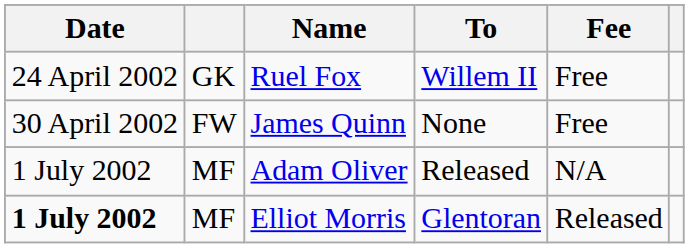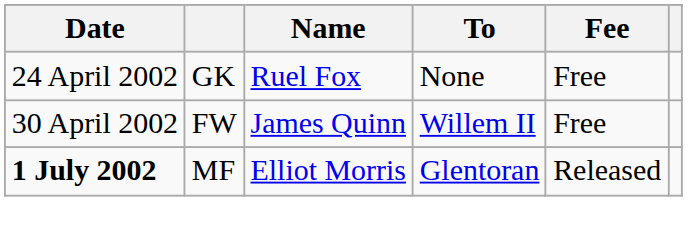(479, 75) Willem II -> (452, 75) None
(454, 123) None -> (478, 123) Willem II
- row: (329, 170)
